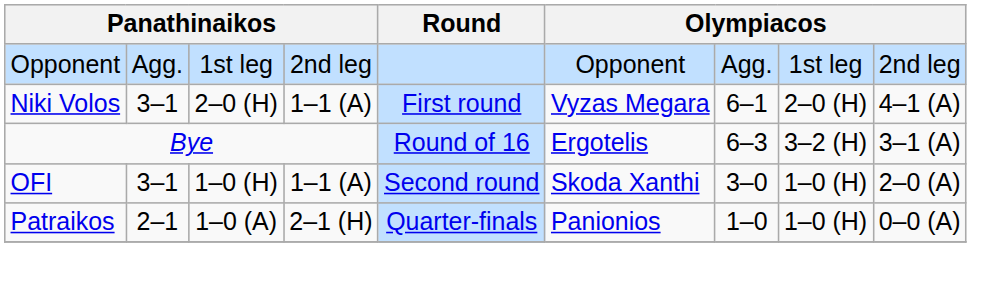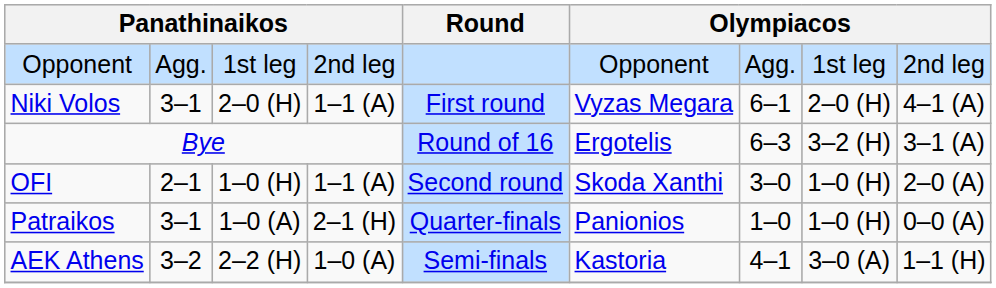(157, 182) 3–1 -> (181, 182) 2–1
(157, 222) 2–1 -> (181, 222) 3–1
+ row: (77, 261)
